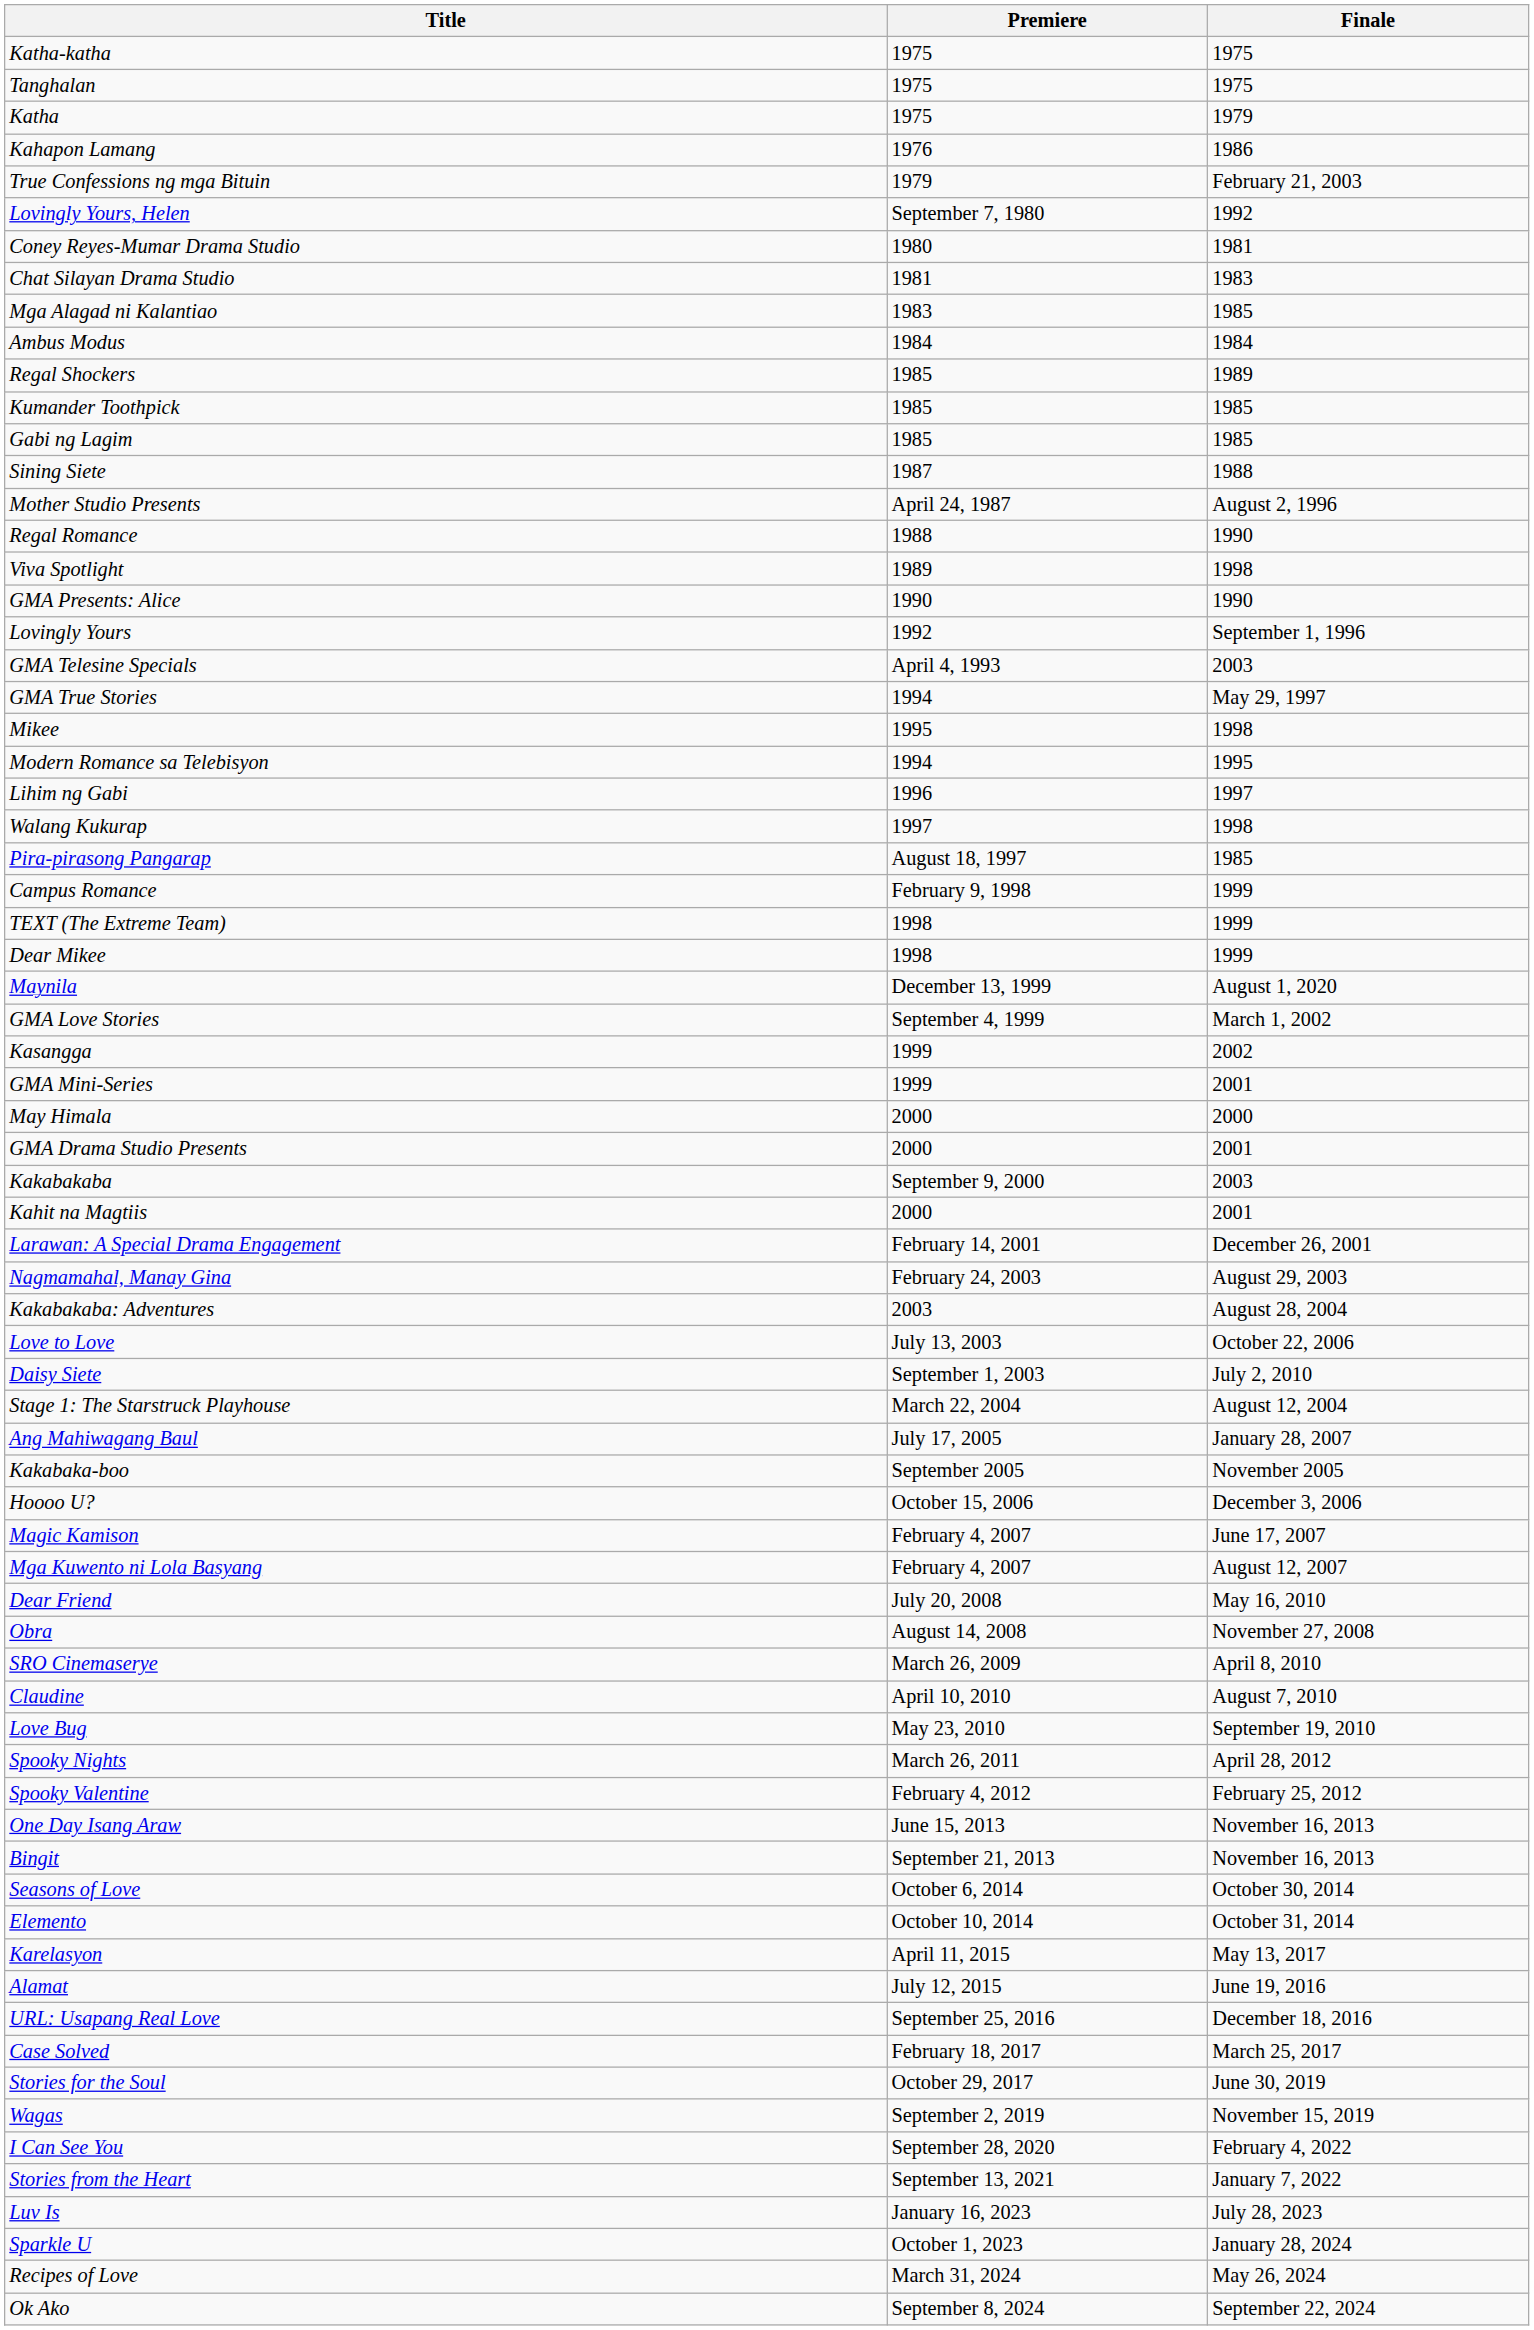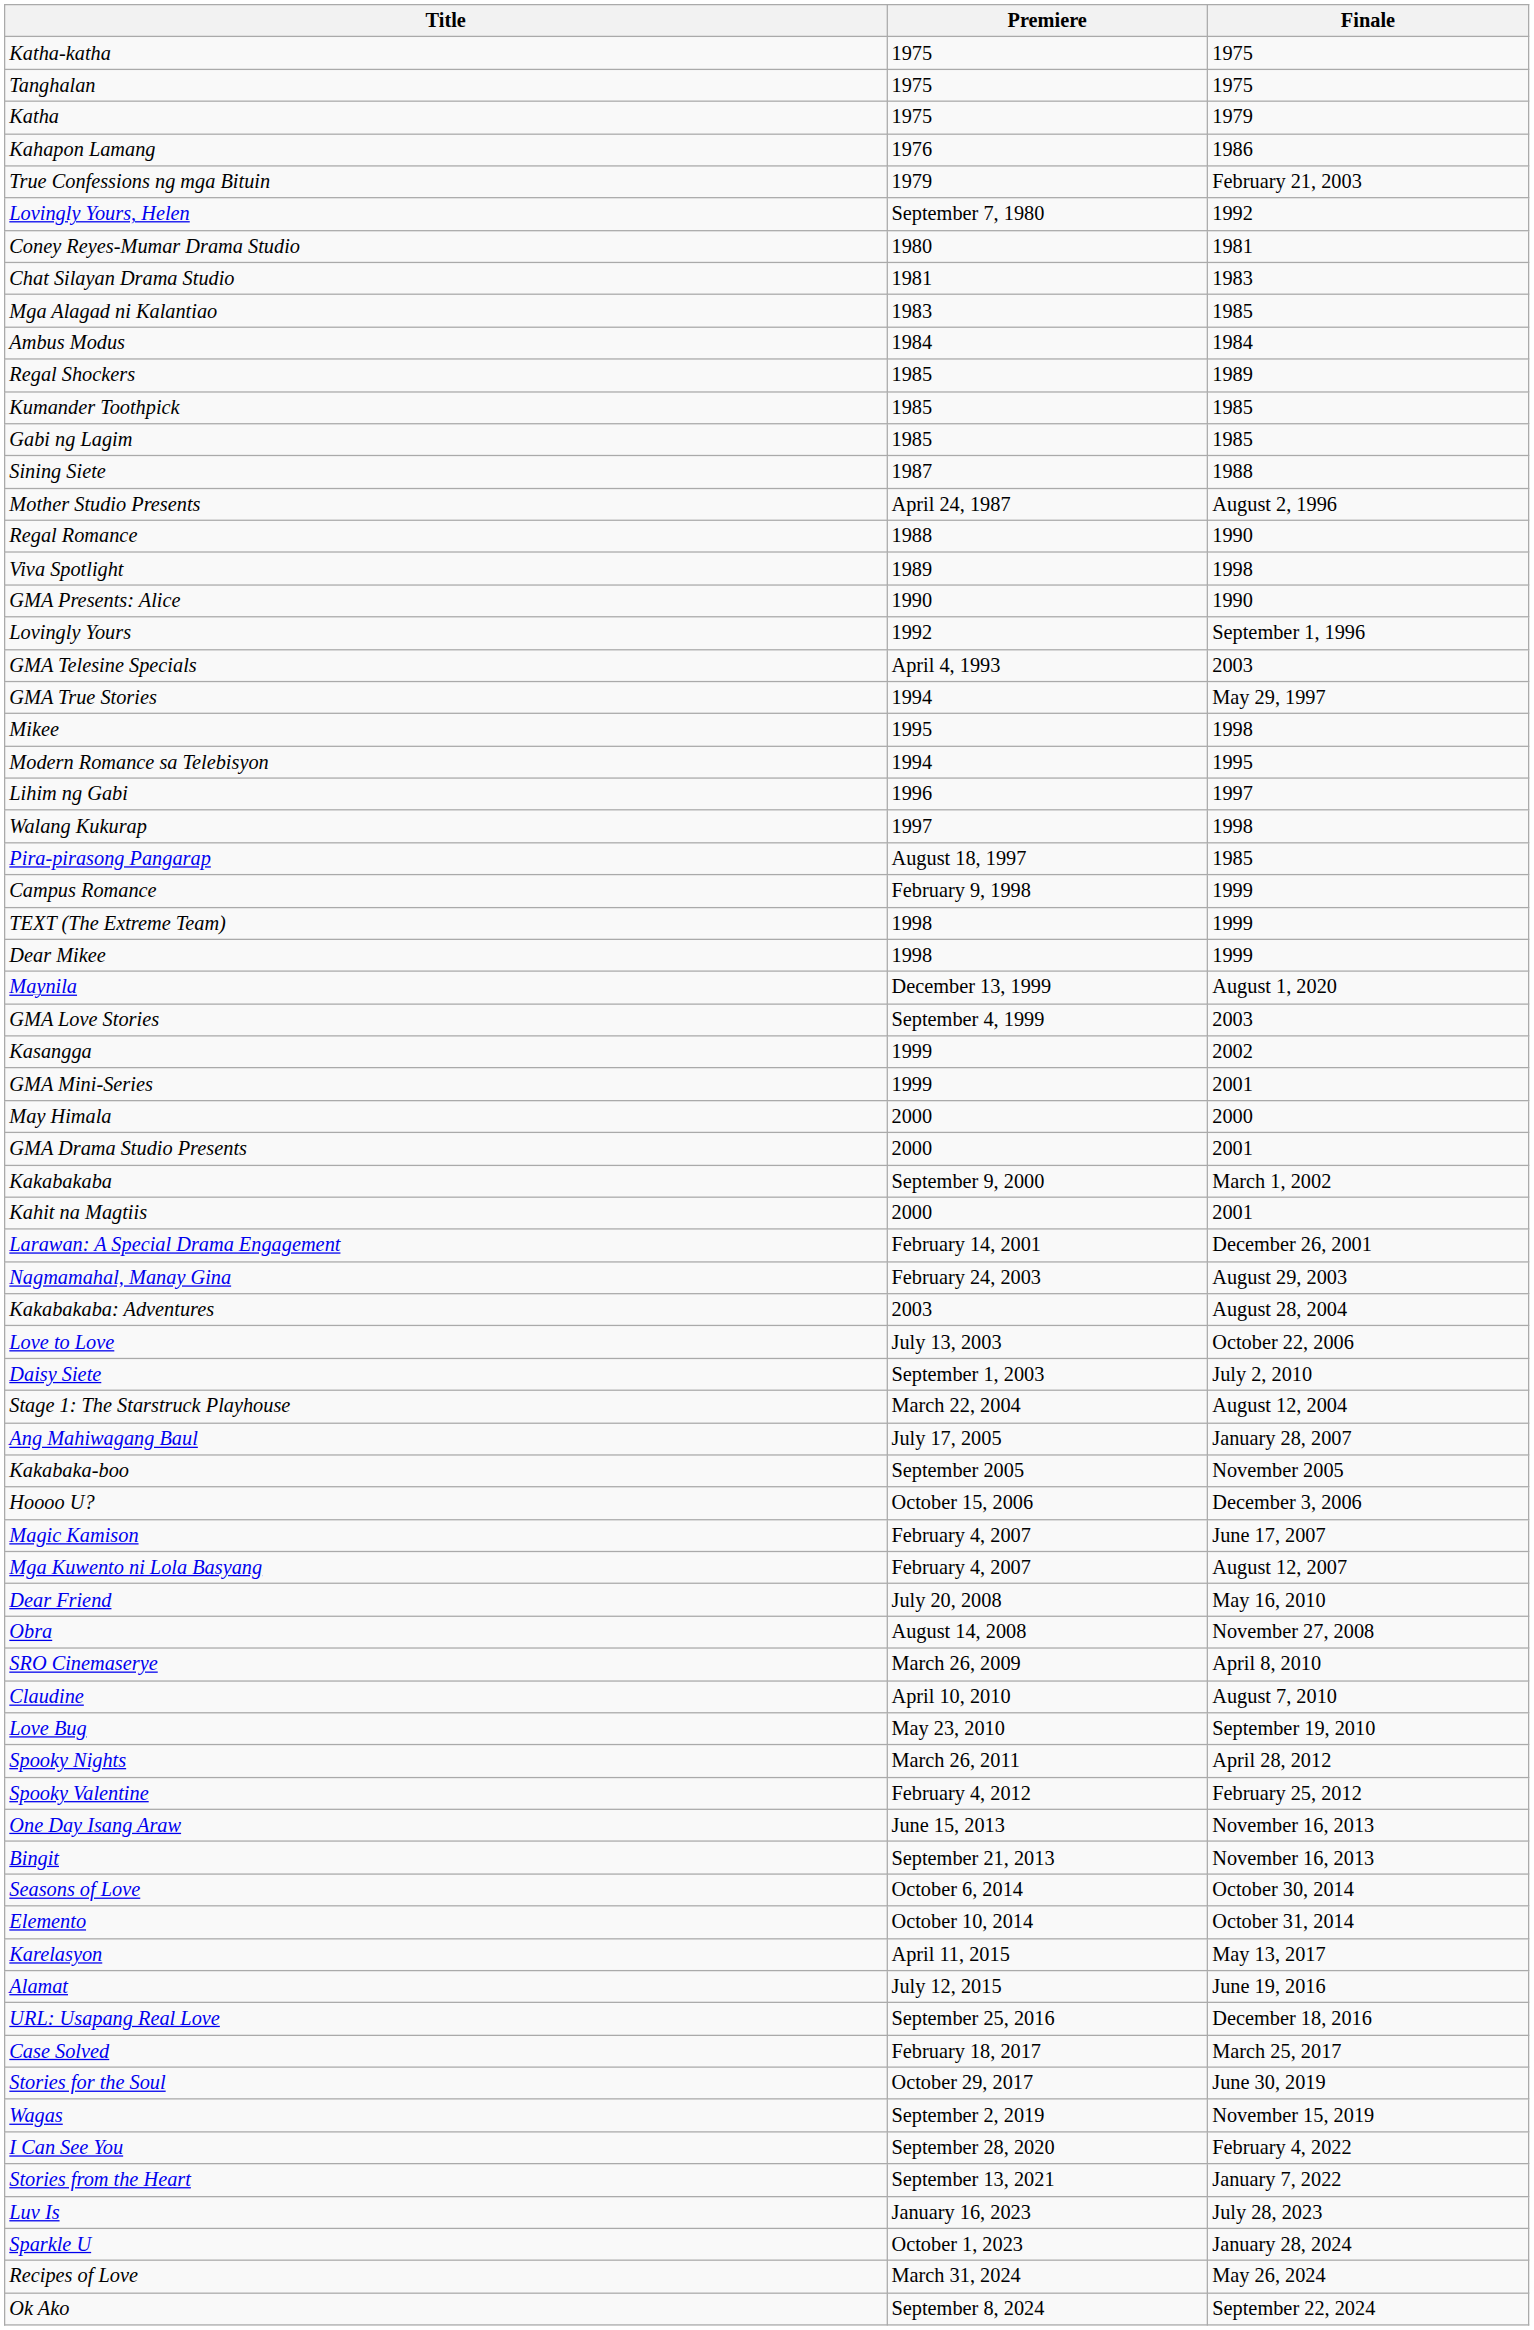(1272, 1019) March 1, 2002 -> (1233, 1019) 2003
(1233, 1180) 2003 -> (1272, 1180) March 1, 2002
